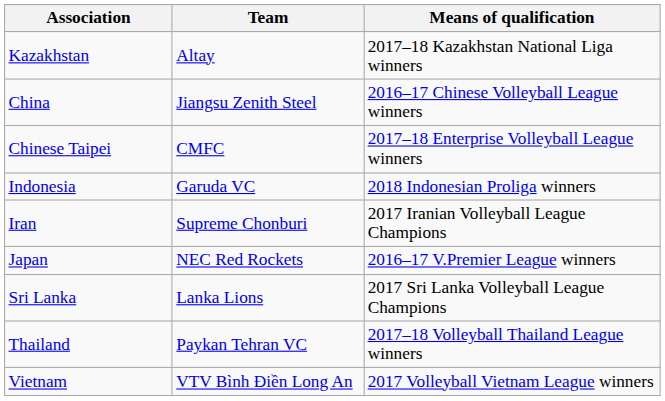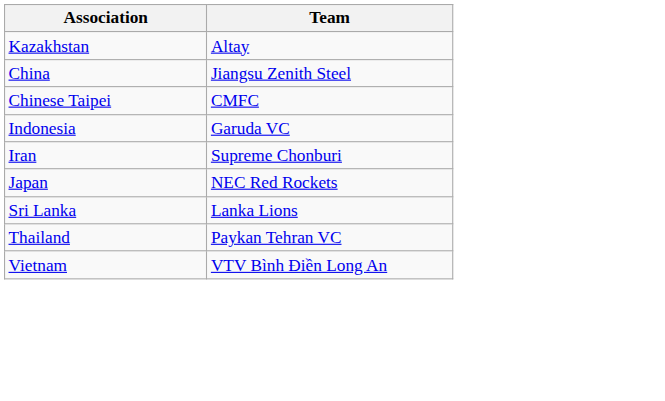- column: (512, 18)
